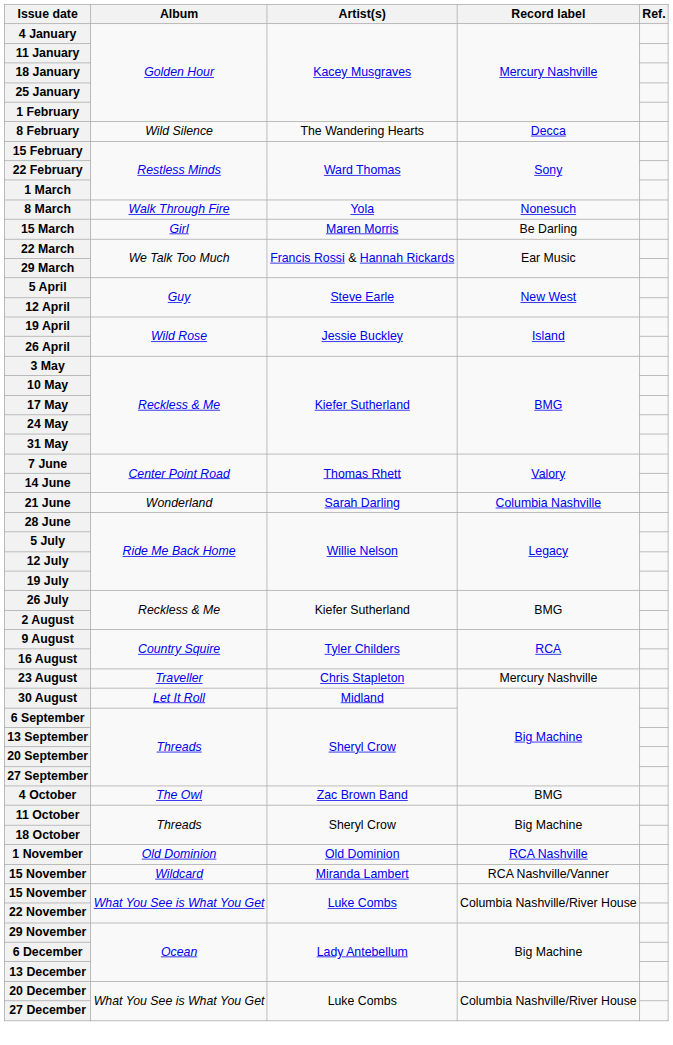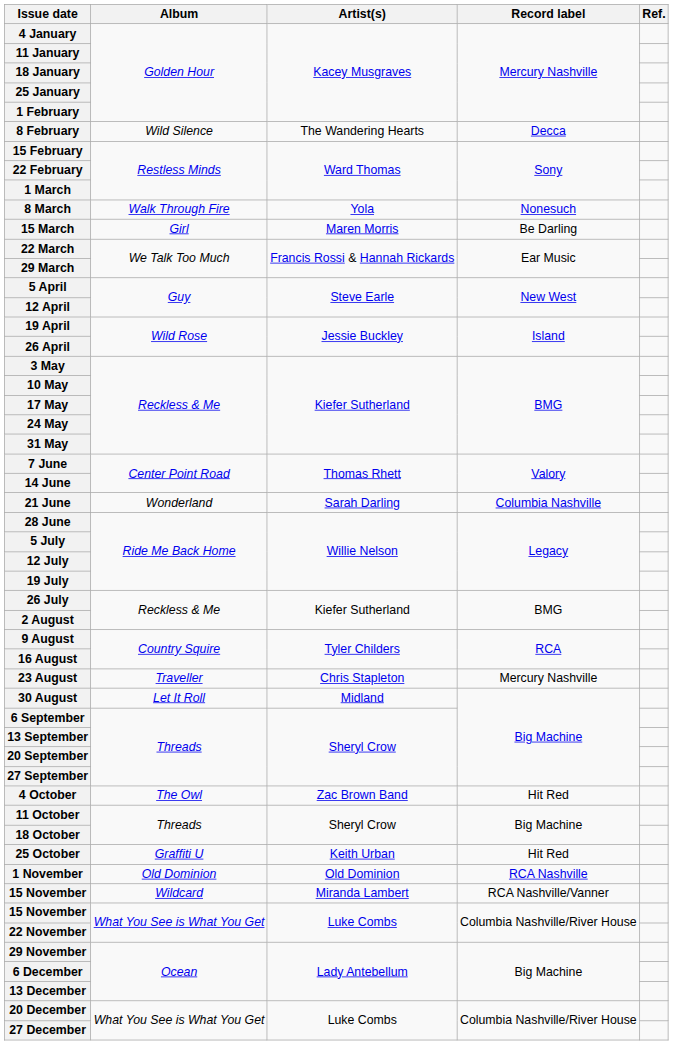(548, 795) BMG -> (548, 795) Hit Red
+ row: (48, 854)
